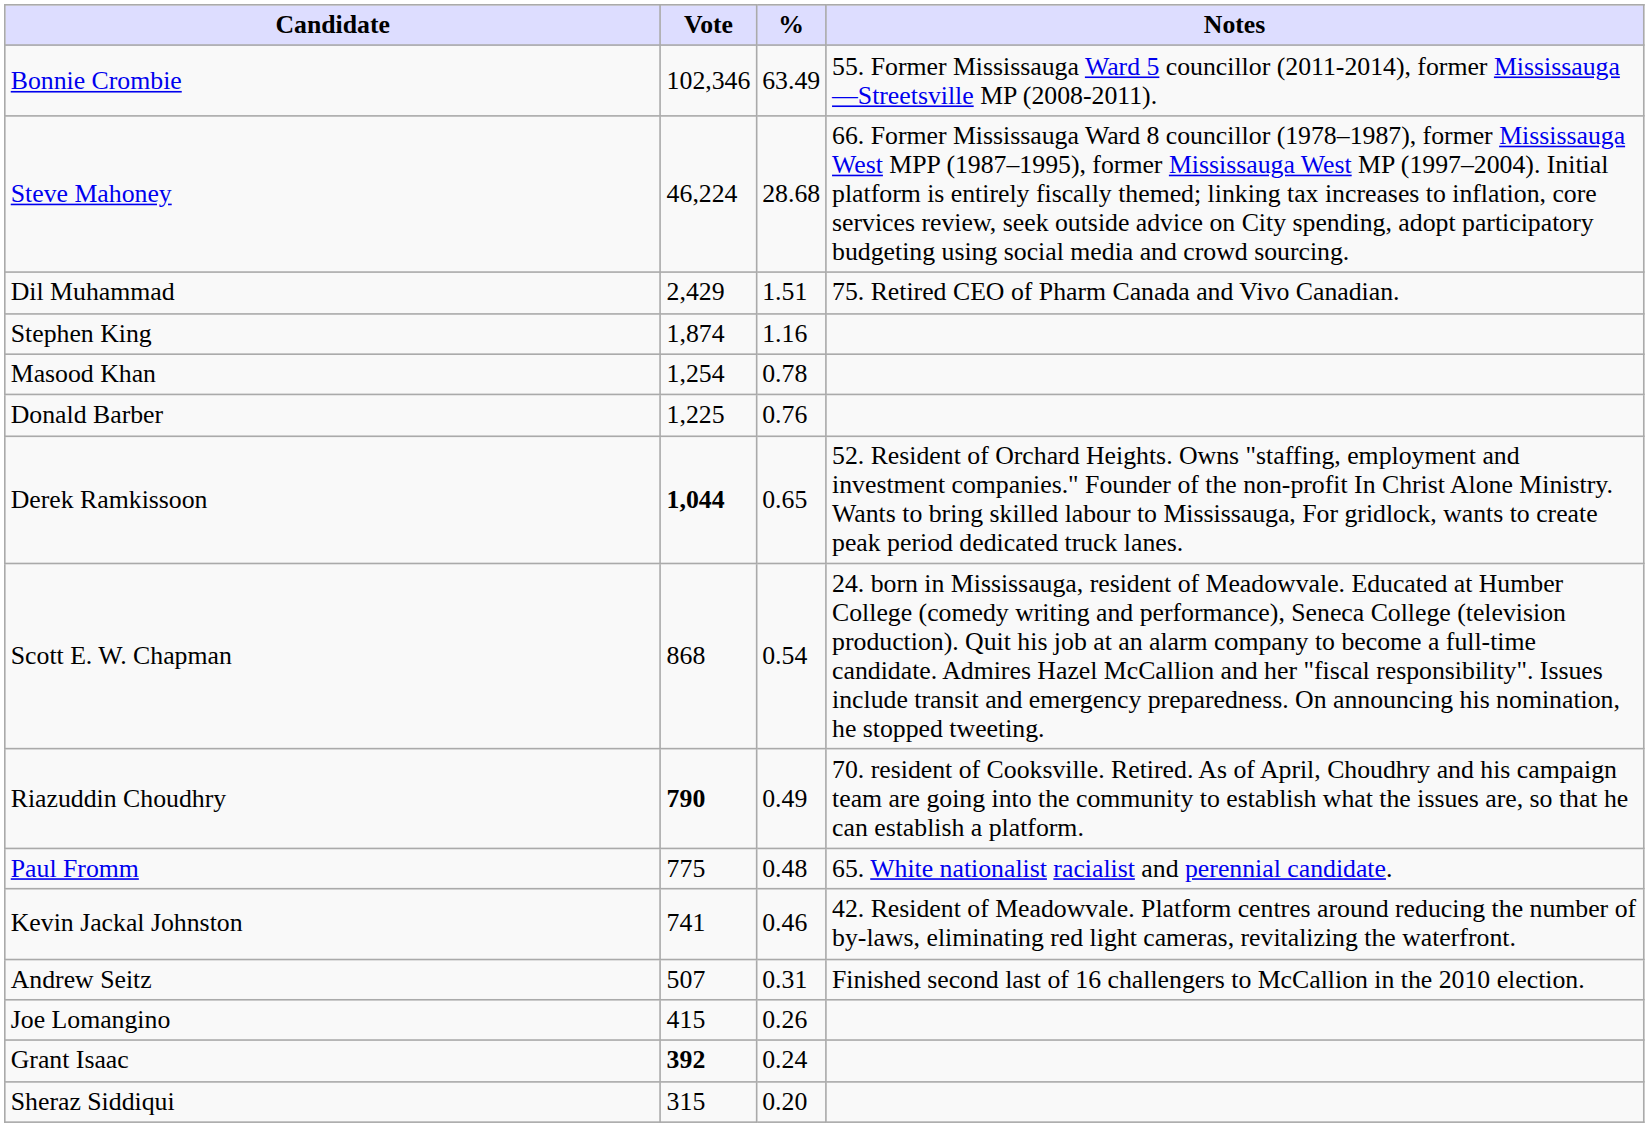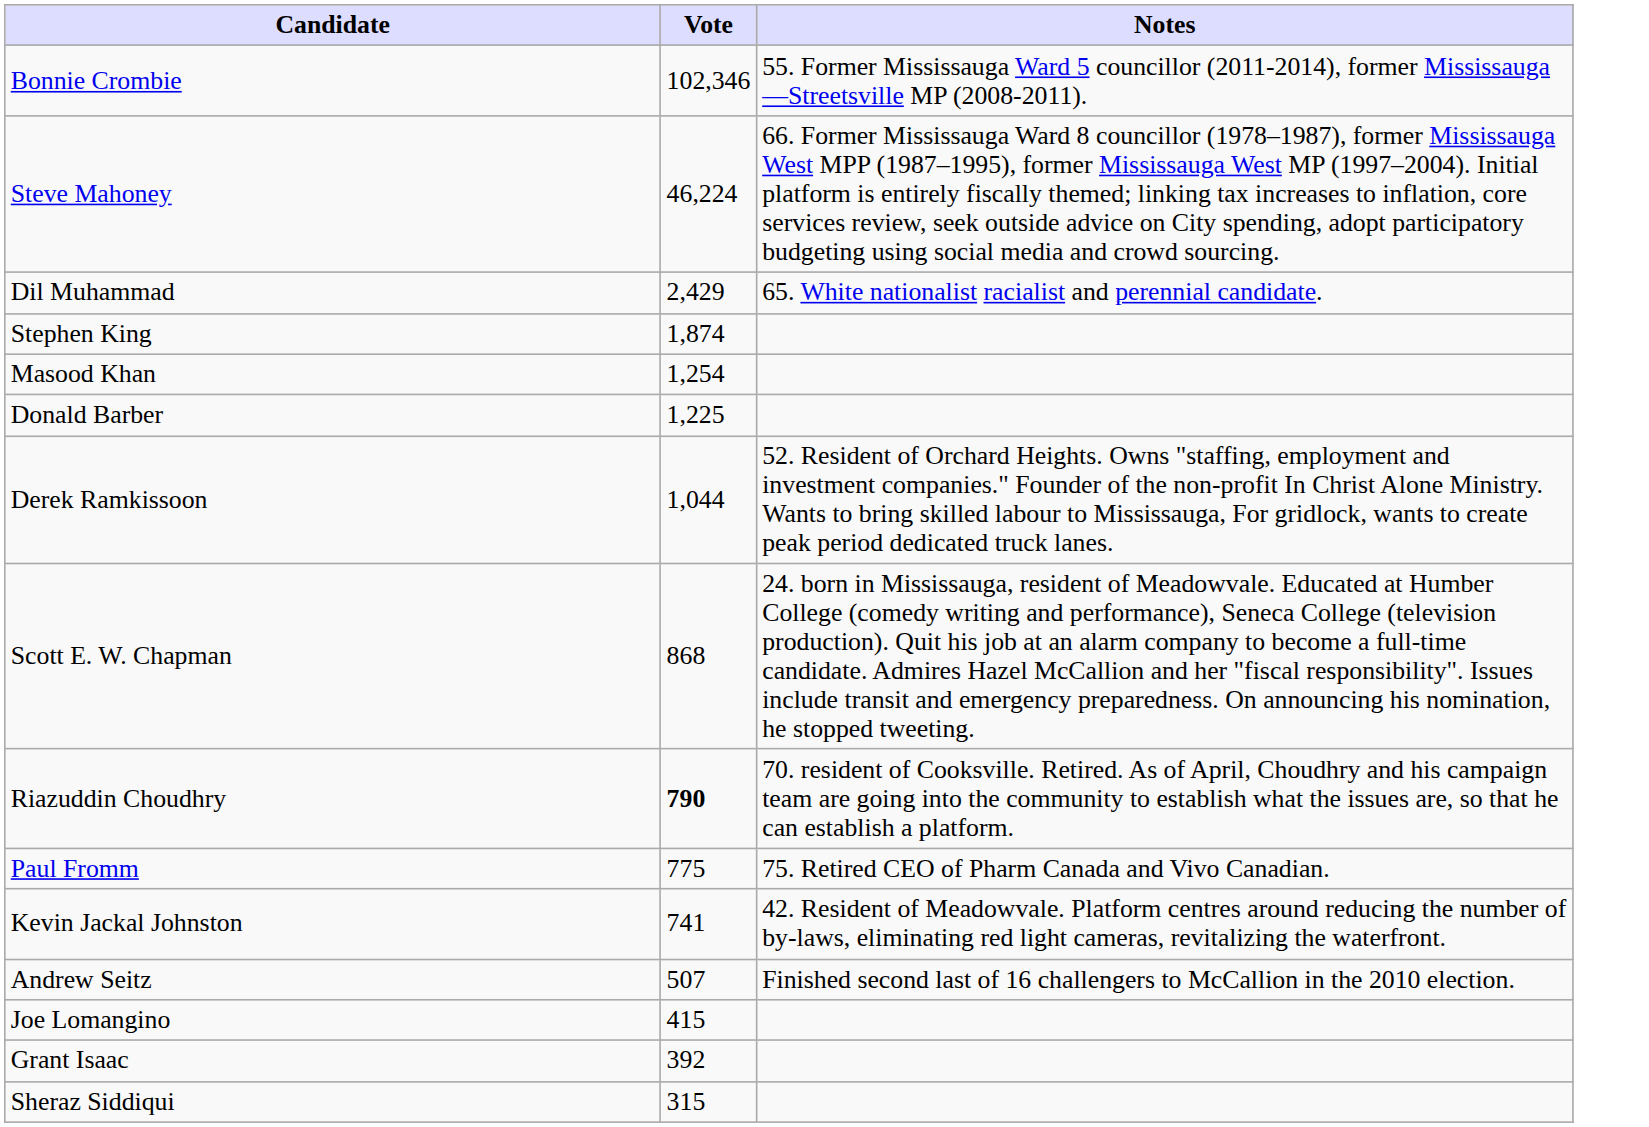- column: (791, 24)
(1116, 292) 75. Retired CEO of Pharm Canada and Vivo Canadian. -> (1042, 292) 65. White nationalist racialist and perennial candidate.
(696, 499) bold -> (696, 499) normal
(1112, 868) 65. White nationalist racialist and perennial candidate. -> (1046, 868) 75. Retired CEO of Pharm Canada and Vivo Canadian.
(686, 1060) bold -> (686, 1060) normal
